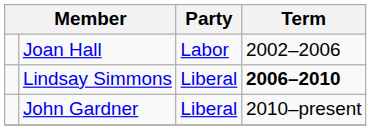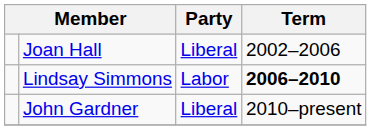(205, 49) Labor -> (209, 49) Liberal
(209, 79) Liberal -> (205, 79) Labor
